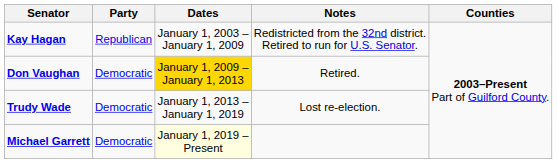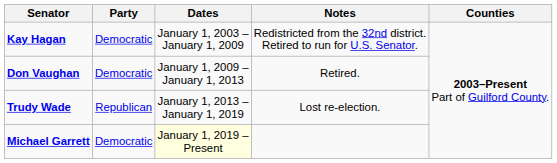(124, 39) Republican -> (124, 39) Democratic
(203, 73) gold background -> (203, 73) no background
(124, 107) Democratic -> (124, 107) Republican
